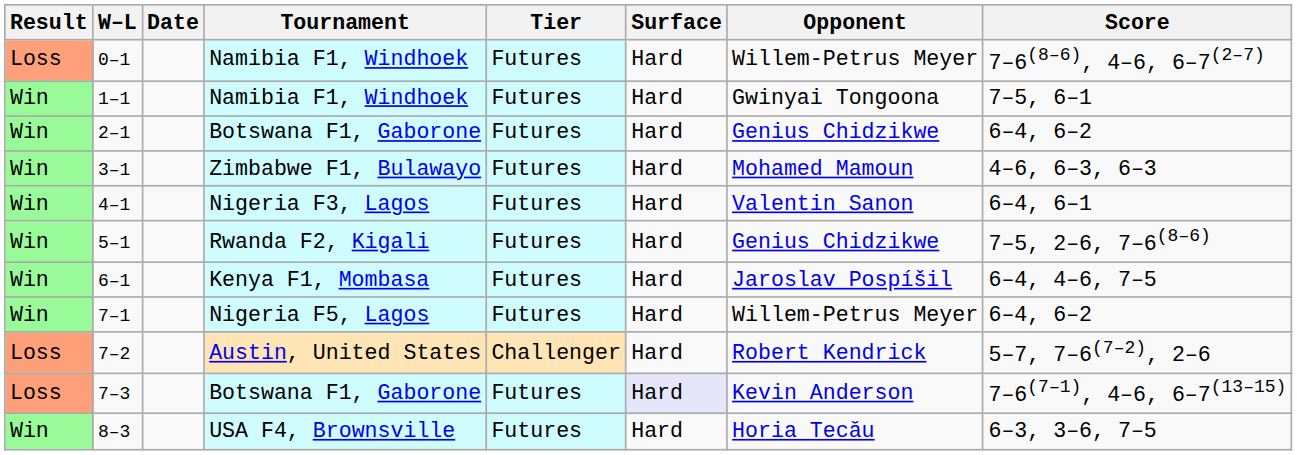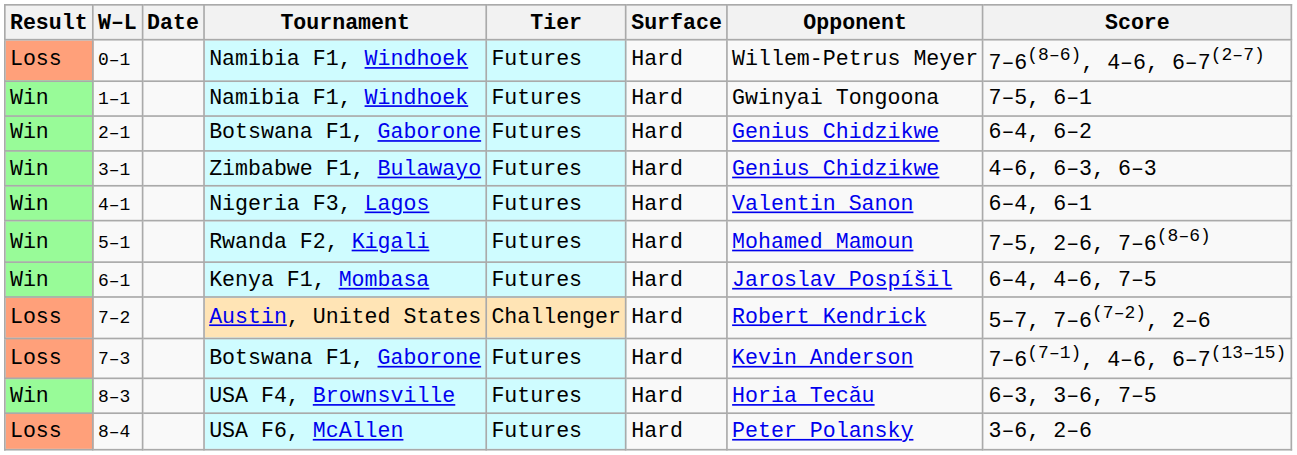(823, 169) Mohamed Mamoun -> (836, 169) Genius Chidzikwe
(836, 242) Genius Chidzikwe -> (823, 242) Mohamed Mamoun
- row: (114, 316)
(657, 393) lavender background -> (657, 358) no background
+ row: (114, 432)
